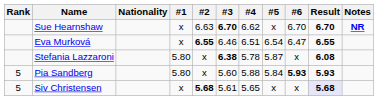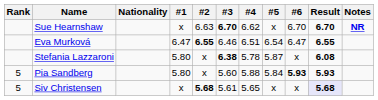(181, 42) x -> (181, 42) 6.47
